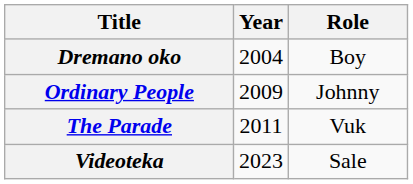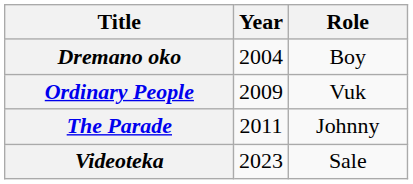(348, 91) Johnny -> (348, 91) Vuk
(348, 126) Vuk -> (348, 126) Johnny
